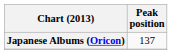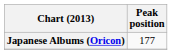(147, 40) 137 -> (147, 40) 177
